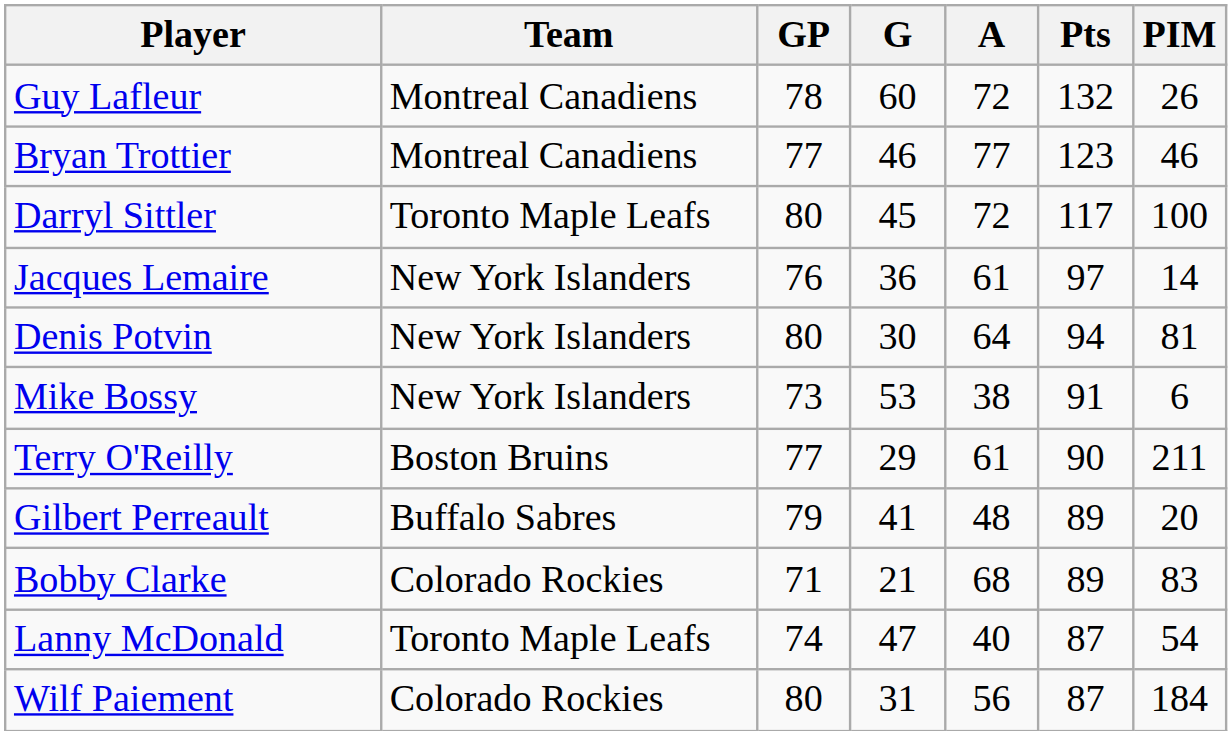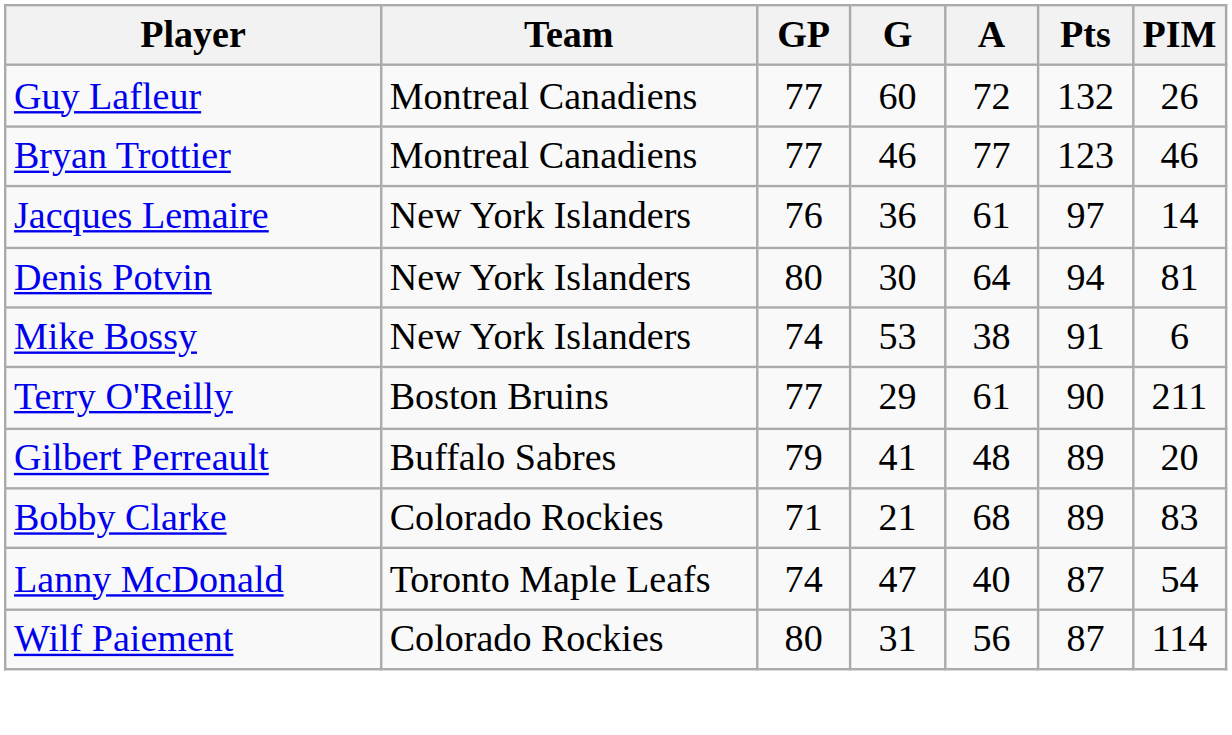(804, 95) 78 -> (804, 95) 77
- row: (115, 215)
(804, 397) 73 -> (804, 336) 74
(1179, 699) 184 -> (1179, 638) 114
